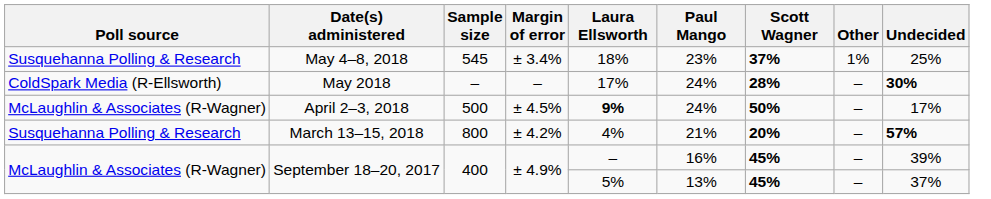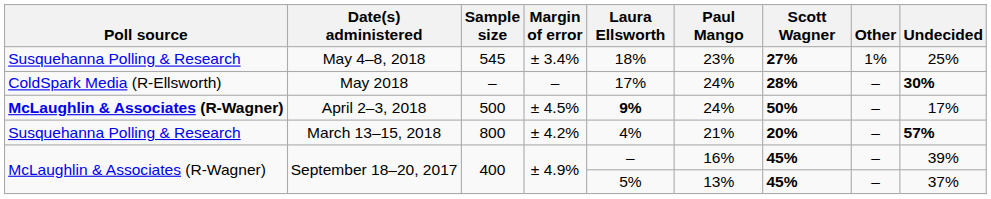(765, 59) 37% -> (782, 59) 27%
(137, 108) normal -> (146, 108) bold
